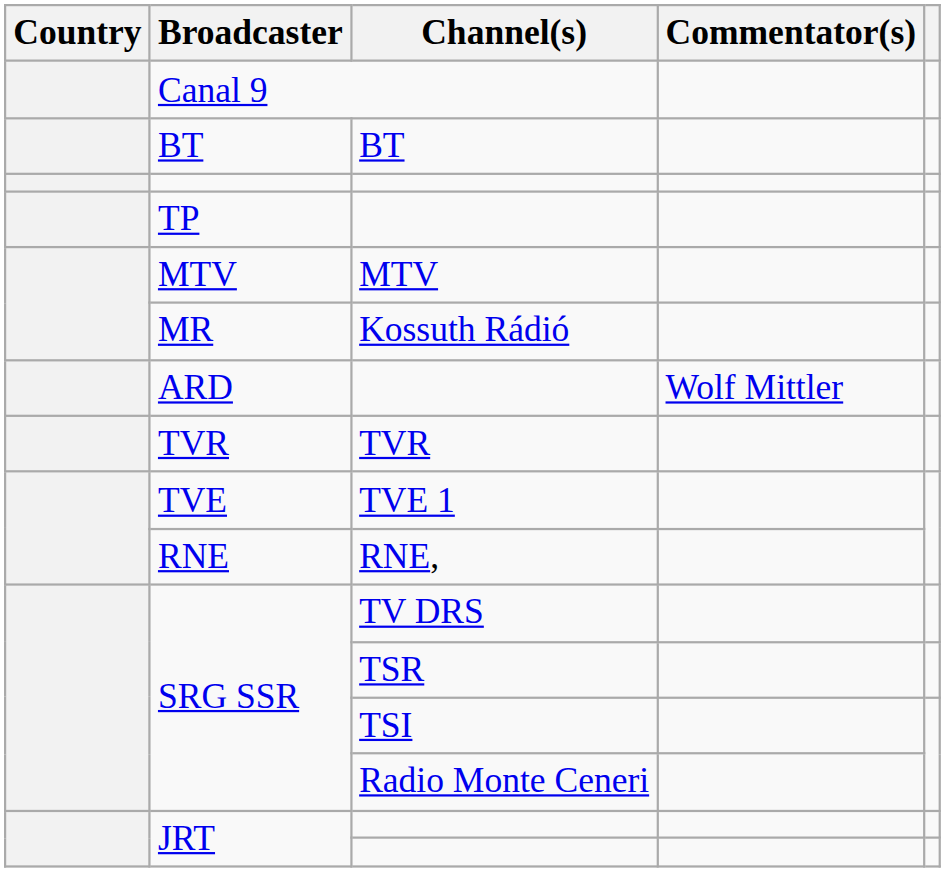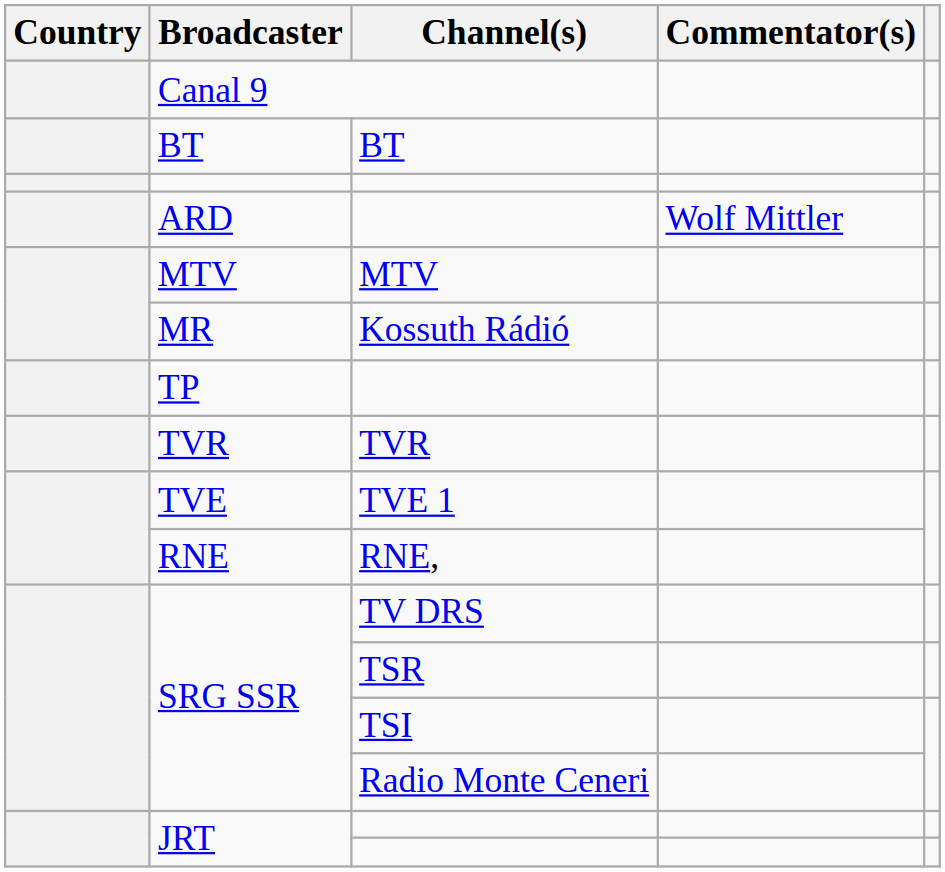rows swapped: (195, 387) <-> (179, 218)
